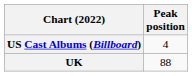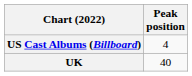(166, 62) 88 -> (166, 62) 40
